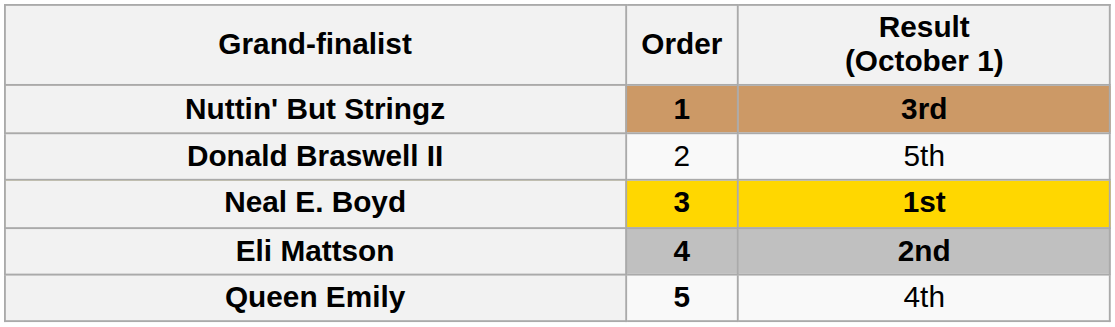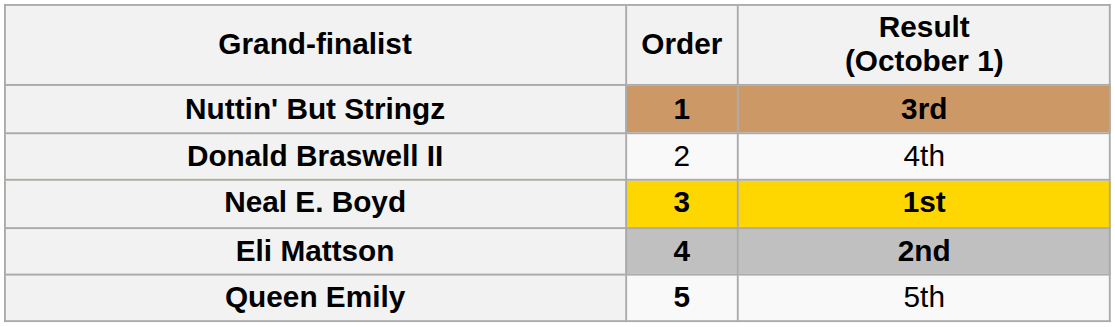(924, 155) 5th -> (924, 155) 4th
(924, 297) 4th -> (924, 297) 5th
